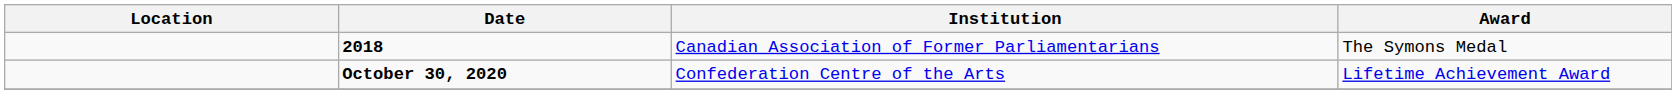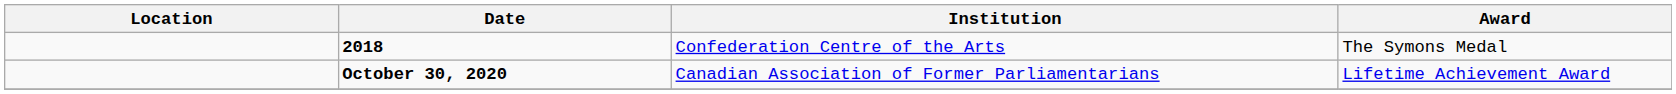(918, 47) Canadian Association of Former Parliamentarians -> (840, 47) Confederation Centre of the Arts
(840, 75) Confederation Centre of the Arts -> (918, 75) Canadian Association of Former Parliamentarians
